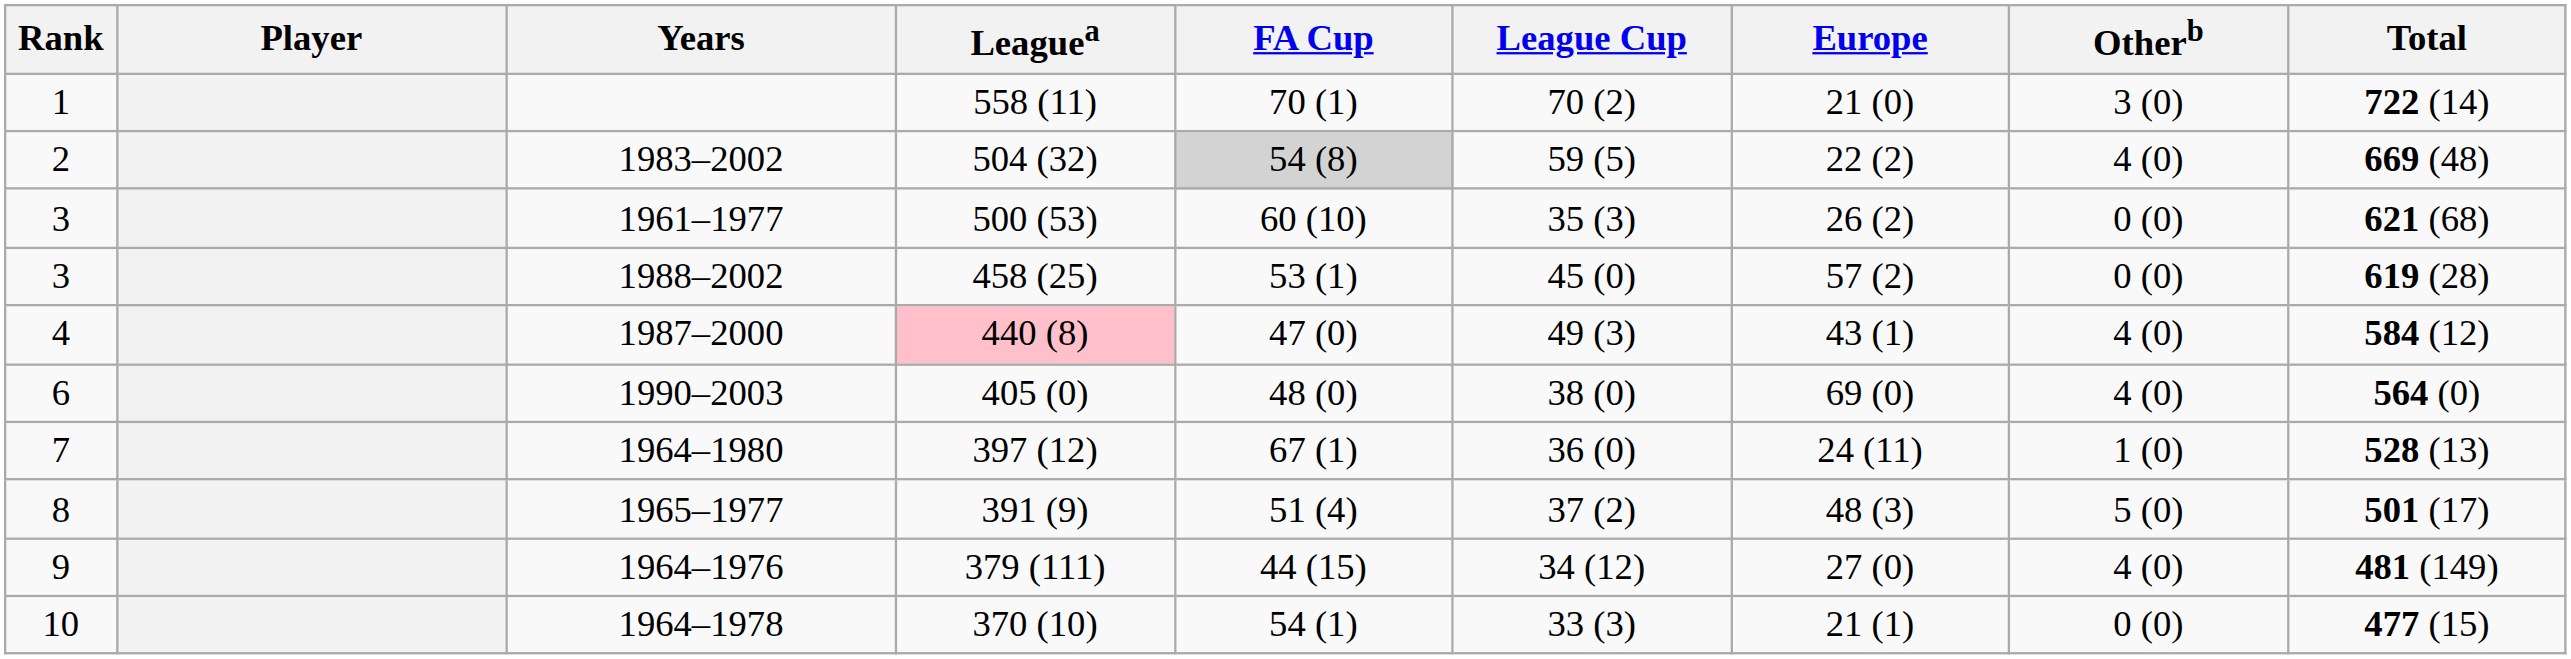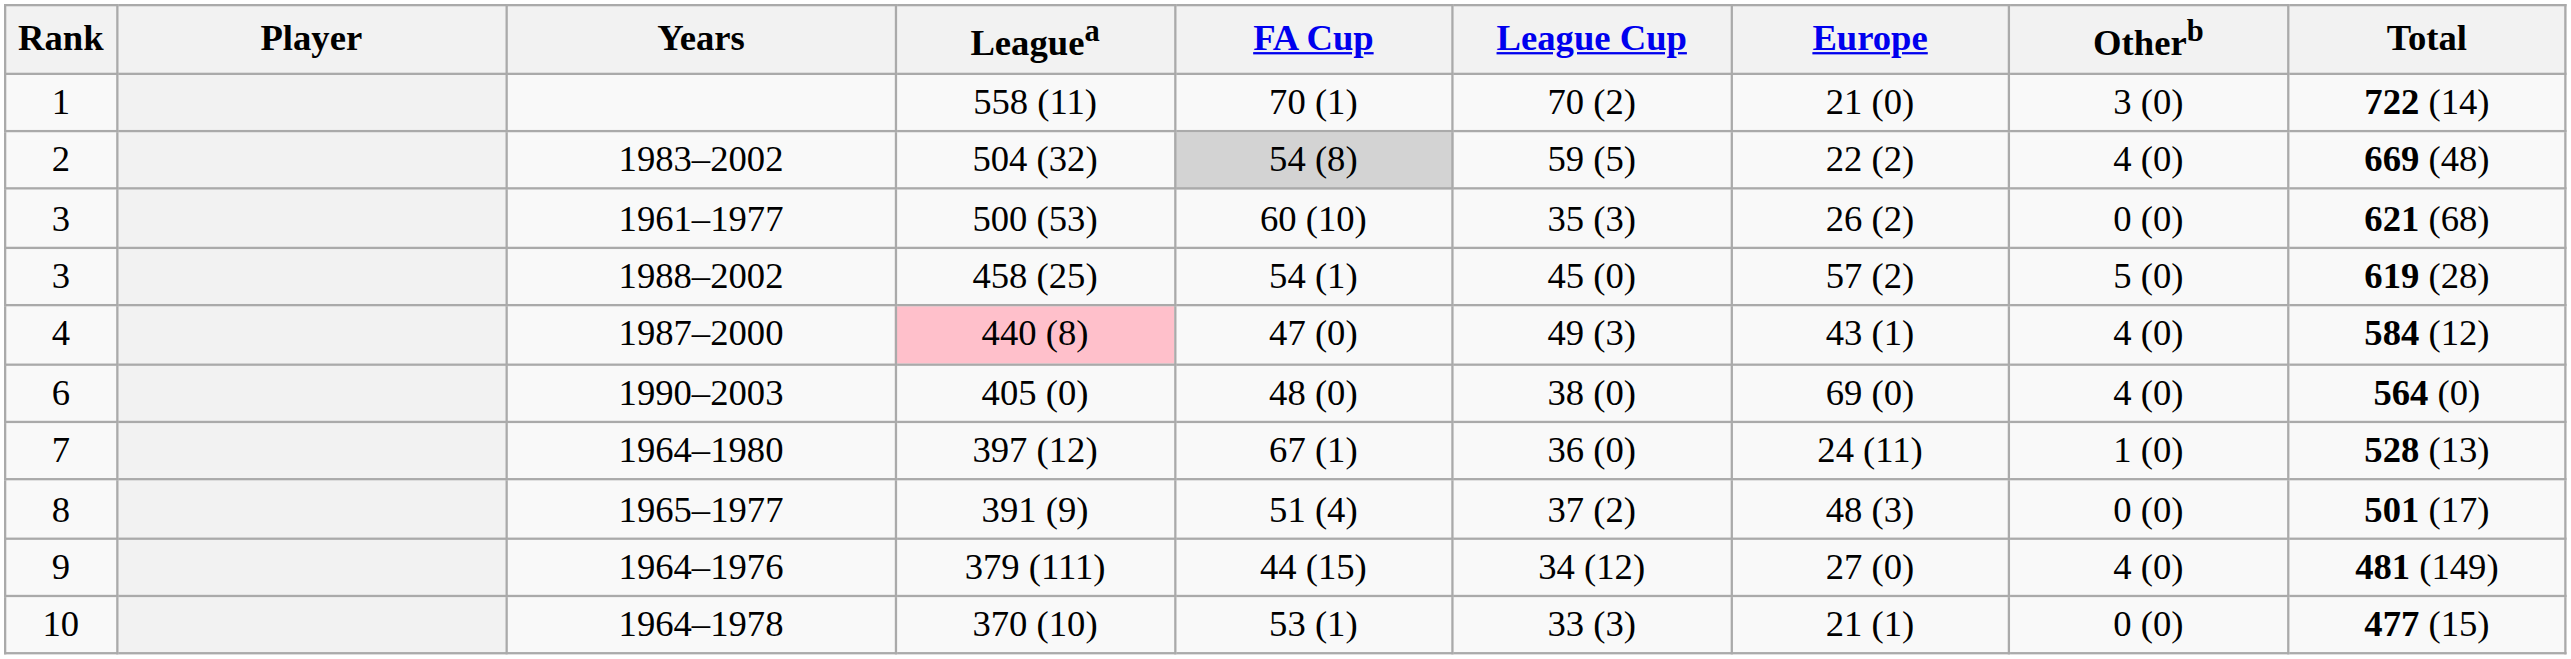(1313, 275) 53 (1) -> (1313, 275) 54 (1)
(2148, 275) 0 (0) -> (2148, 275) 5 (0)
(2148, 508) 5 (0) -> (2148, 508) 0 (0)
(1313, 624) 54 (1) -> (1313, 624) 53 (1)
